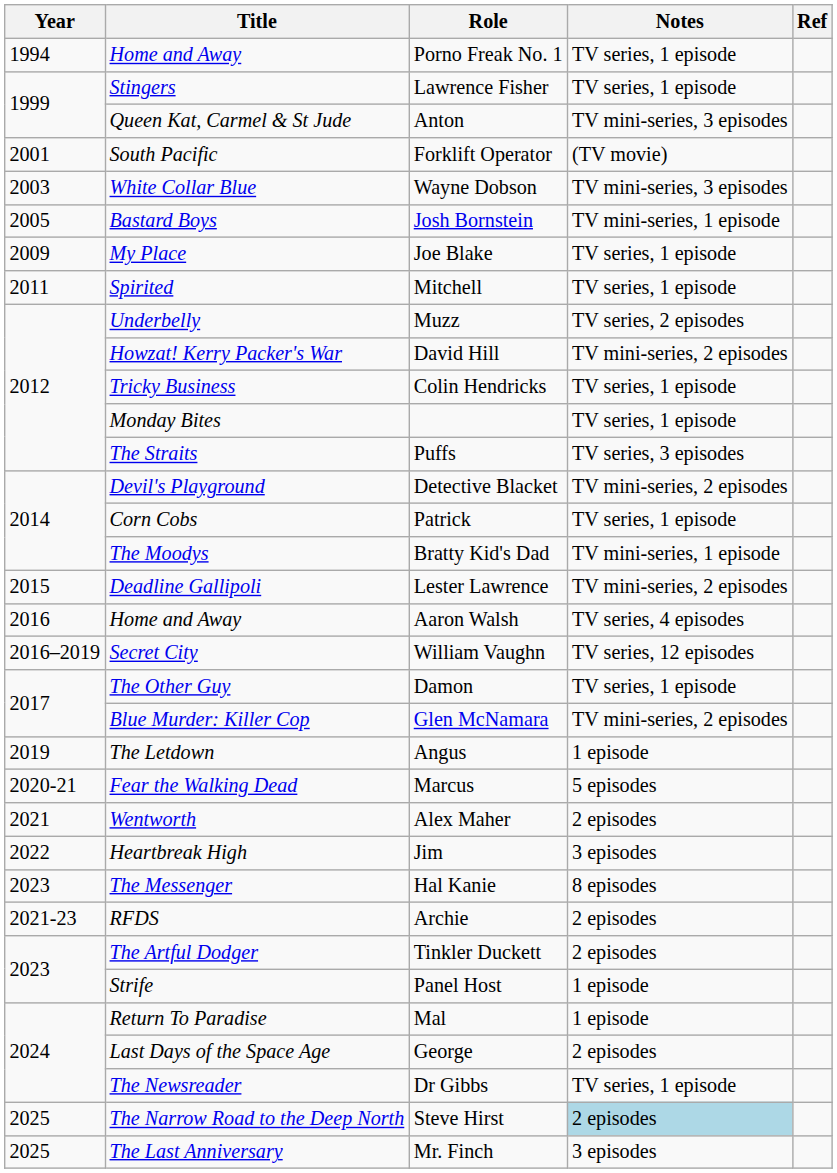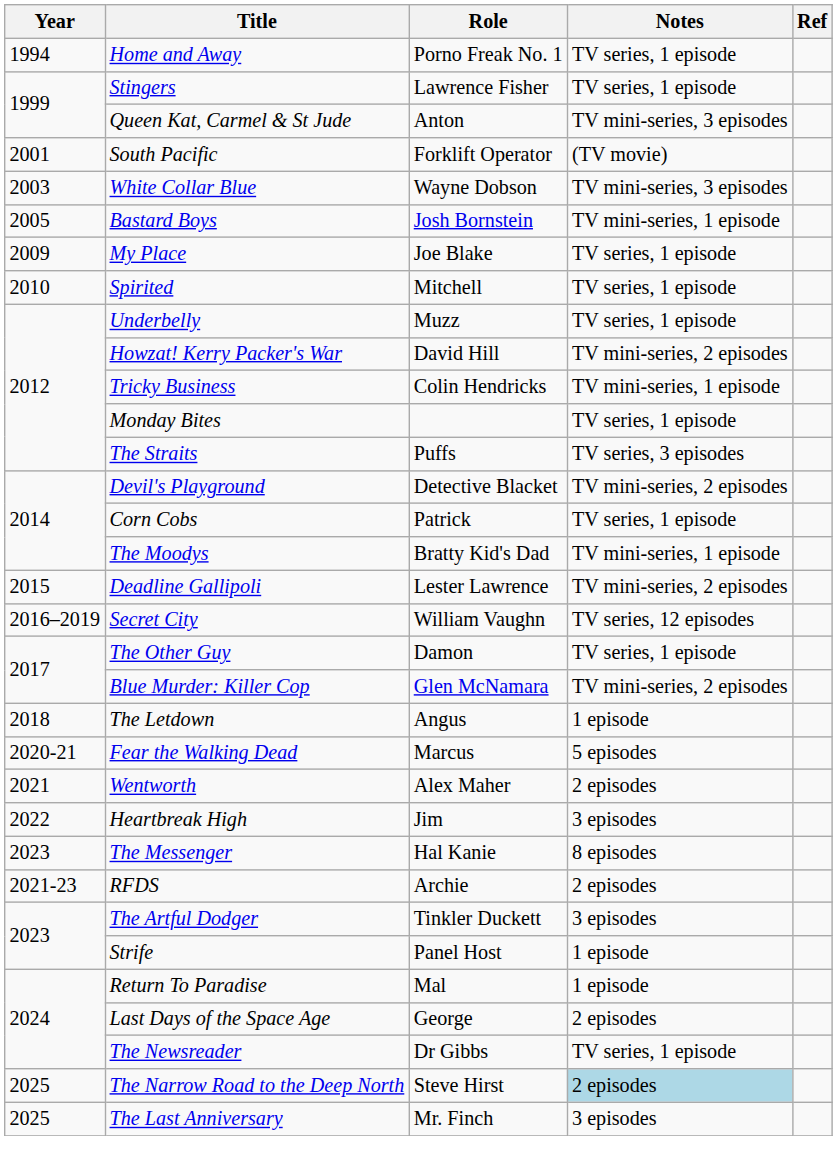(29, 287) 2011 -> (30, 287) 2010
(658, 320) TV series, 2 episodes -> (654, 320) TV series, 1 episode
(654, 387) TV series, 1 episode -> (676, 387) TV mini-series, 1 episode
- row: (466, 620)
(30, 753) 2019 -> (30, 719) 2018
(614, 952) 2 episodes -> (614, 919) 3 episodes
